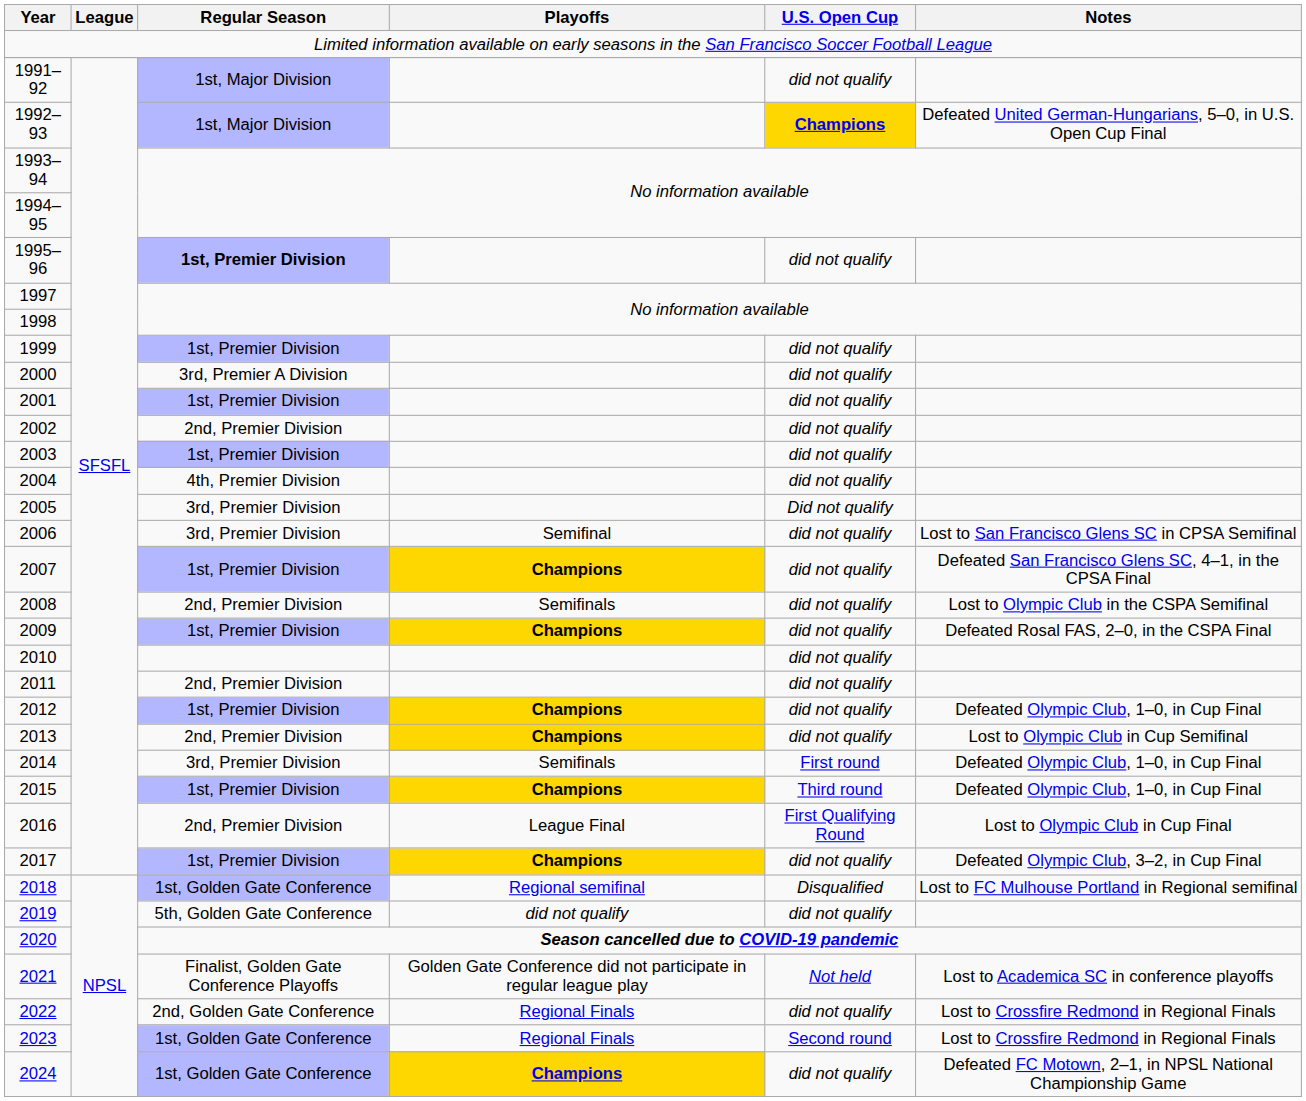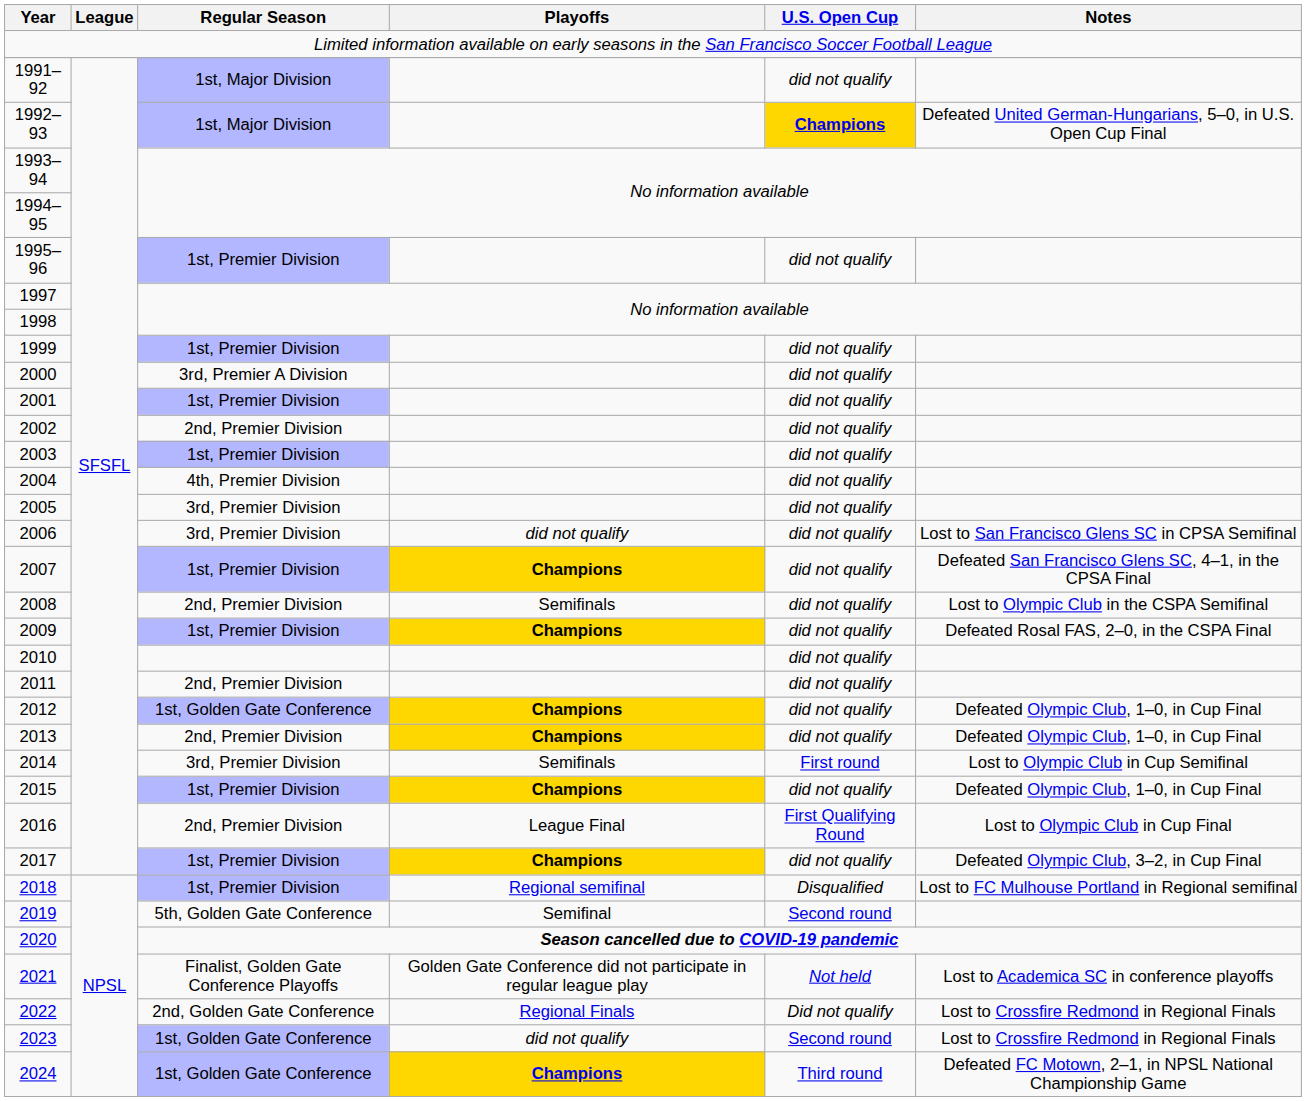(263, 260) bold -> (263, 260) normal
(840, 507) Did not qualify -> (840, 507) did not qualify
(577, 533) Semifinal -> (577, 533) did not qualify
(263, 710) 1st, Premier Division -> (263, 710) 1st, Golden Gate Conference
(1108, 736) Lost to Olympic Club in Cup Semifinal -> (1108, 736) Defeated Olympic Club, 1–0, in Cup Final
(1108, 763) Defeated Olympic Club, 1–0, in Cup Final -> (1108, 763) Lost to Olympic Club in Cup Semifinal
(840, 789) Third round -> (840, 789) did not qualify
(263, 887) 1st, Golden Gate Conference -> (263, 887) 1st, Premier Division
(577, 914) did not qualify -> (577, 914) Semifinal
(840, 914) did not qualify -> (840, 914) Second round
(840, 1011) did not qualify -> (840, 1011) Did not qualify
(577, 1038) Regional Finals -> (577, 1038) did not qualify
(840, 1074) did not qualify -> (840, 1074) Third round
